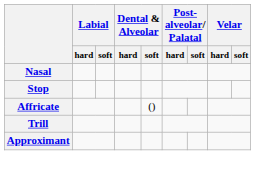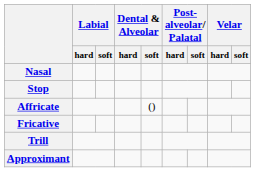+ row: (38, 123)
